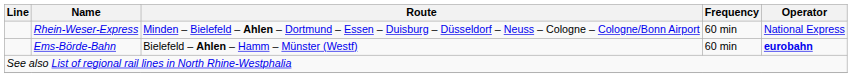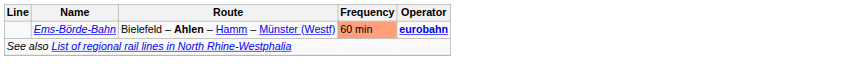- row: (86, 30)
(721, 47) no background -> (356, 30) lightsalmon background
